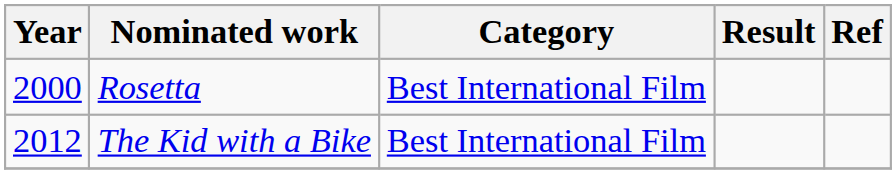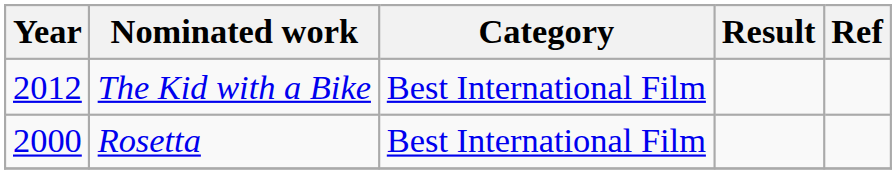rows swapped: (149, 86) <-> (234, 140)
